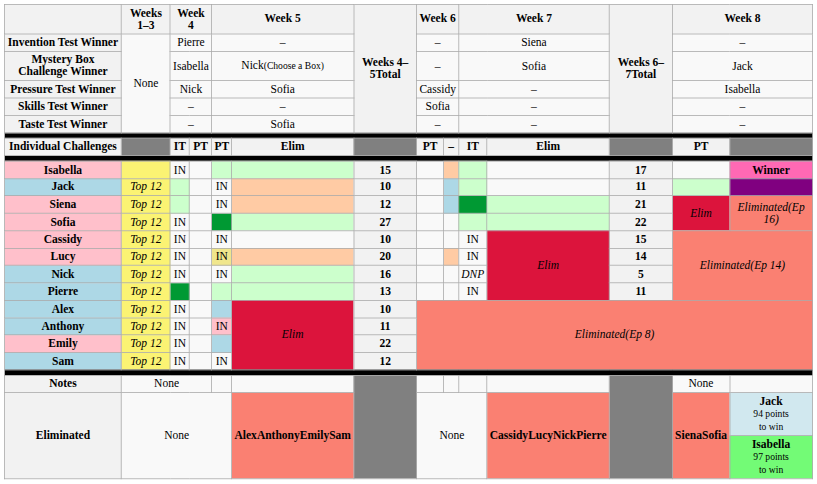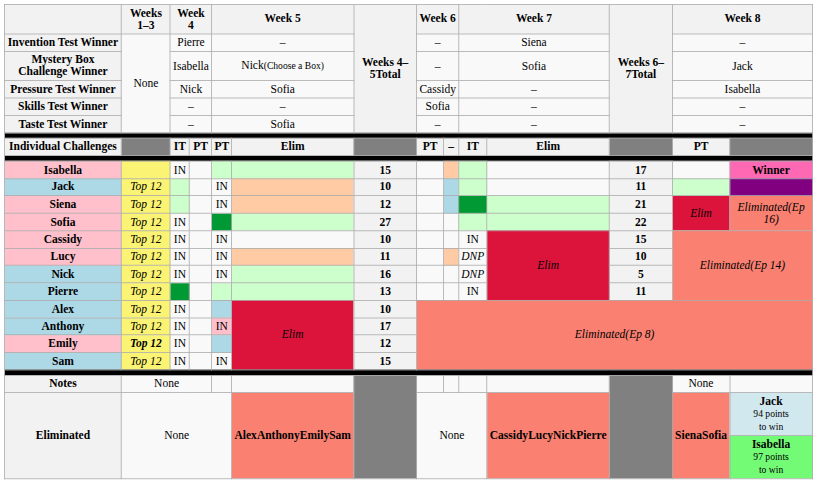(222, 257) khaki background -> (222, 257) no background
(385, 257) 20 -> (385, 257) 11
(473, 257) IN -> (473, 257) DNP
(641, 257) 14 -> (641, 257) 10
(385, 326) 11 -> (385, 326) 17
(146, 344) normal -> (146, 344) bold
(385, 344) 22 -> (385, 344) 12
(385, 361) 12 -> (385, 361) 15
